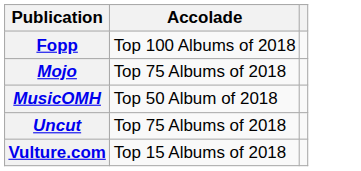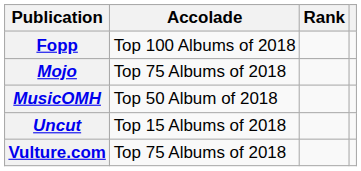+ column: (324, 17)
(200, 125) Top 75 Albums of 2018 -> (200, 125) Top 15 Albums of 2018
(200, 152) Top 15 Albums of 2018 -> (200, 152) Top 75 Albums of 2018
